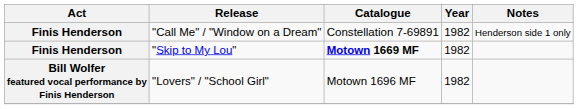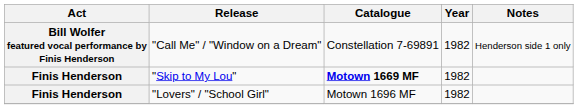(77, 31) Finis Henderson -> (77, 44) Bill Wolfer featured vocal performance by Finis Henderson
(77, 81) Bill Wolfer featured vocal performance by Finis Henderson -> (77, 94) Finis Henderson
